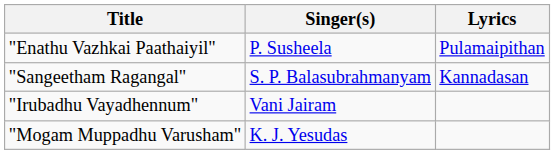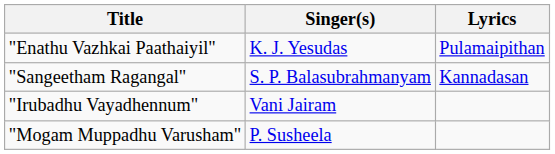(291, 47) P. Susheela -> (298, 47) K. J. Yesudas
(298, 134) K. J. Yesudas -> (291, 134) P. Susheela
